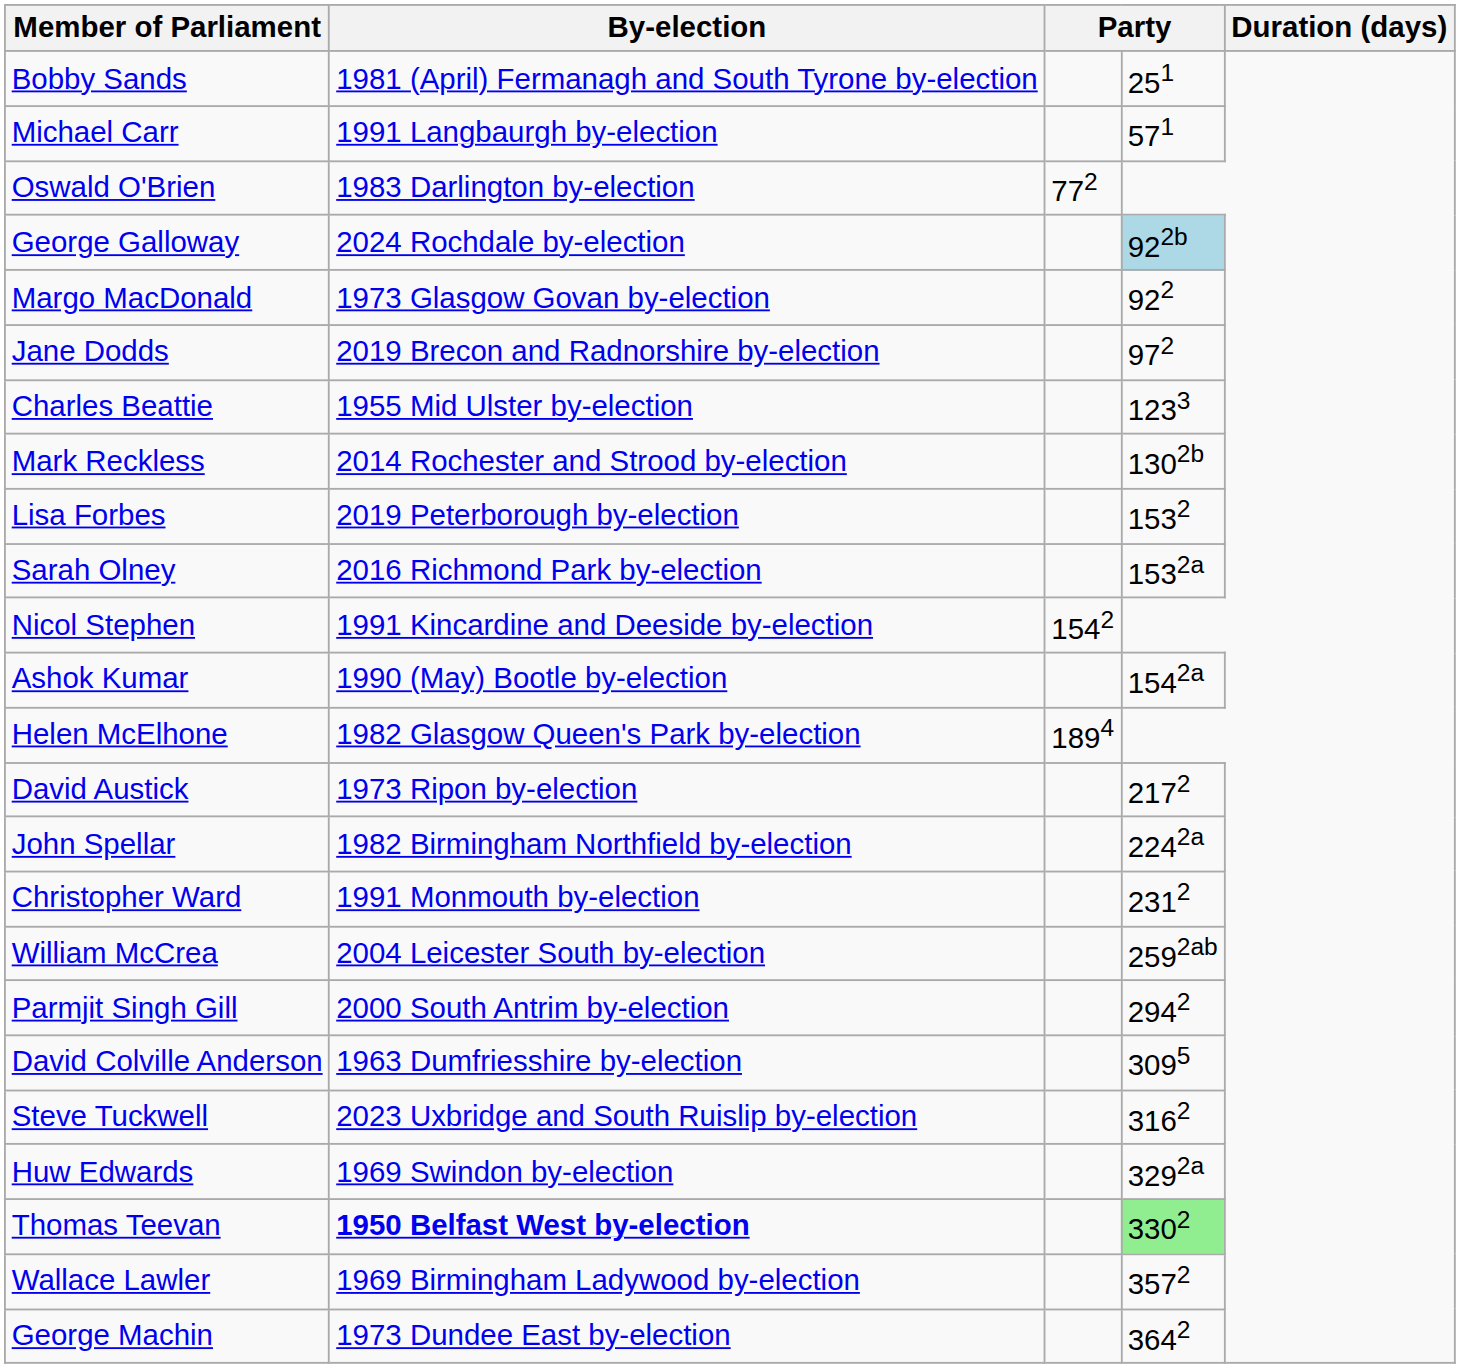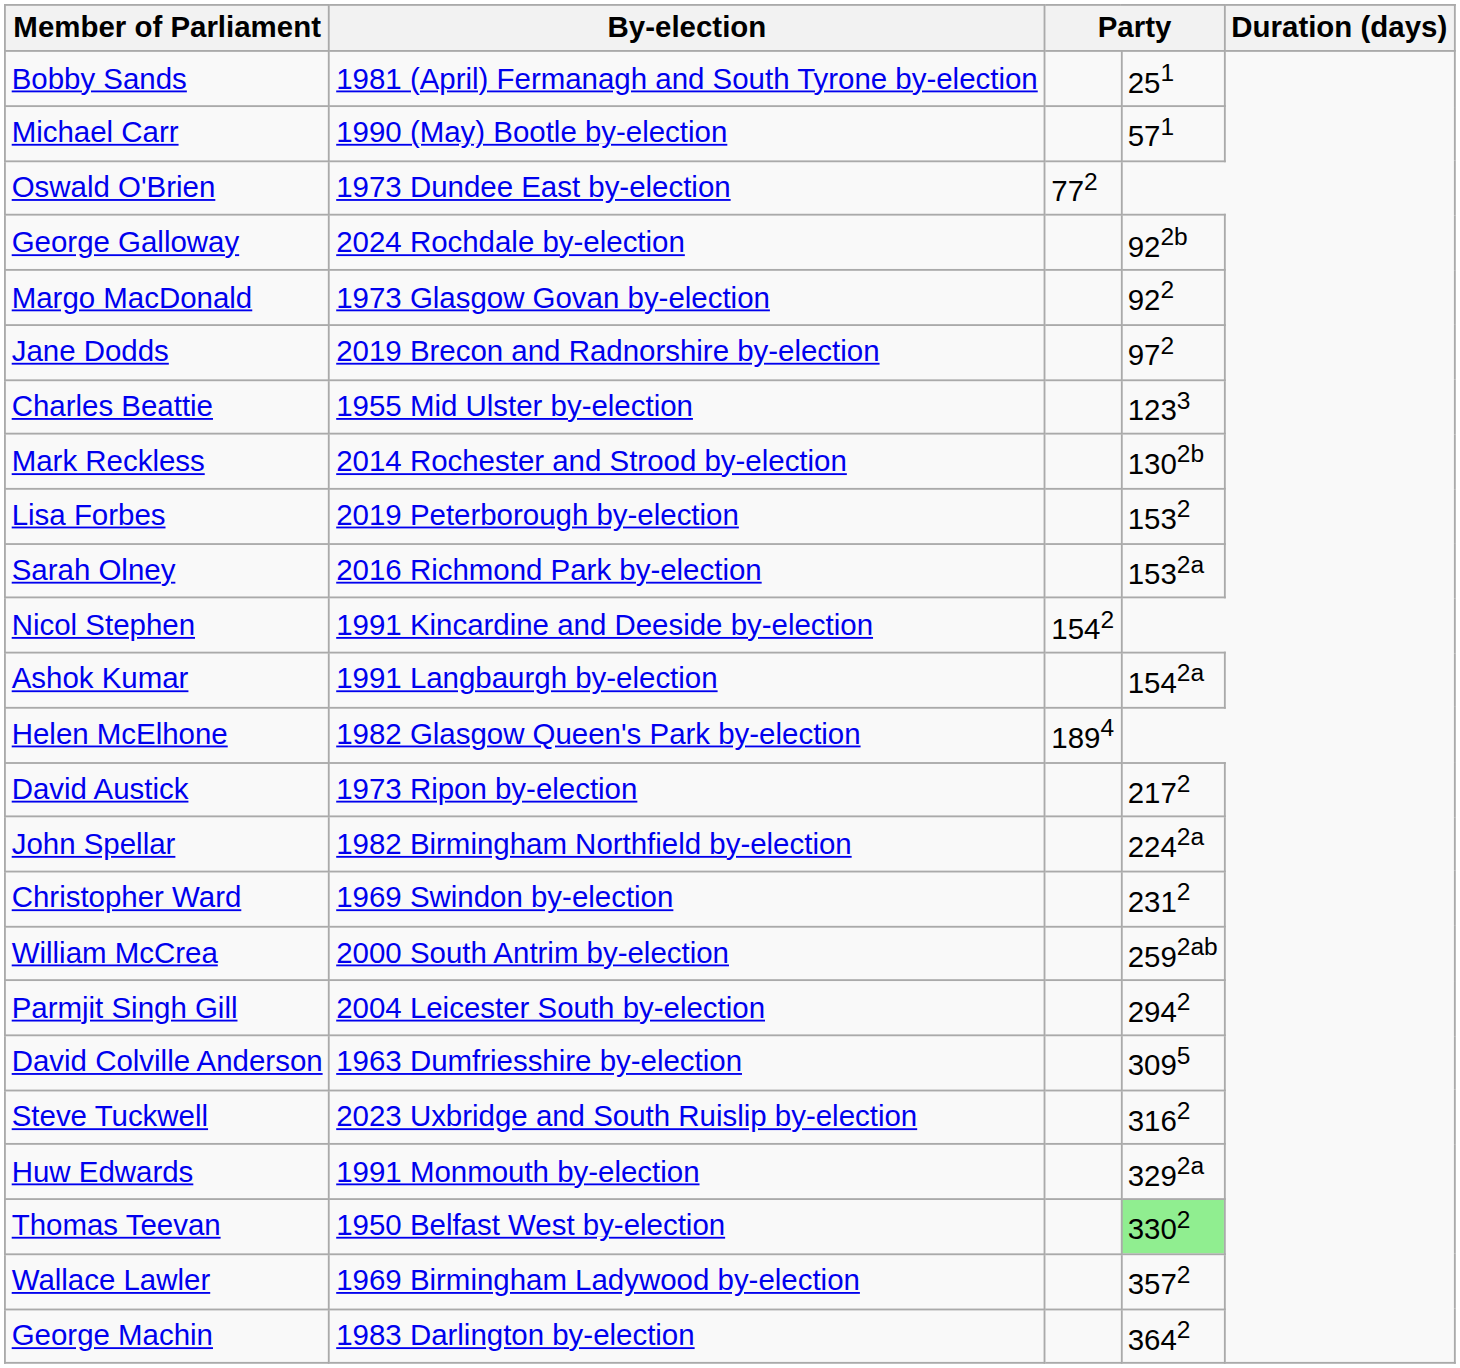(527, 133) 1991 Langbaurgh by-election -> (532, 133) 1990 (May) Bootle by-election
(515, 187) 1983 Darlington by-election -> (533, 187) 1973 Dundee East by-election
(1158, 242) lightblue background -> (1158, 242) no background
(532, 679) 1990 (May) Bootle by-election -> (527, 679) 1991 Langbaurgh by-election
(518, 898) 1991 Monmouth by-election -> (505, 898) 1969 Swindon by-election
(551, 952) 2004 Leicester South by-election -> (533, 952) 2000 South Antrim by-election
(533, 1007) 2000 South Antrim by-election -> (551, 1007) 2004 Leicester South by-election
(505, 1171) 1969 Swindon by-election -> (518, 1171) 1991 Monmouth by-election
(543, 1226) bold -> (531, 1226) normal
(533, 1335) 1973 Dundee East by-election -> (515, 1335) 1983 Darlington by-election
